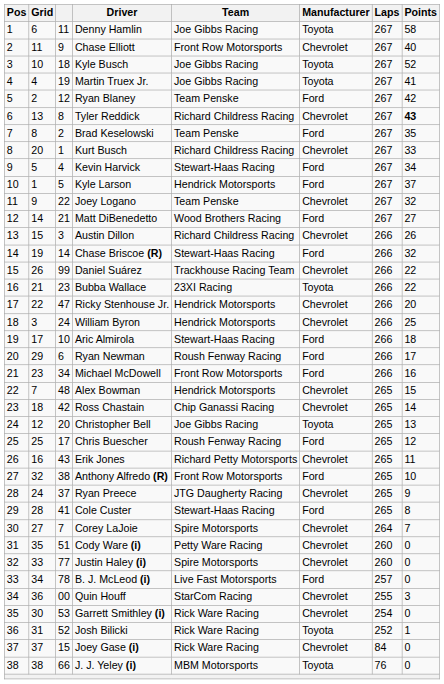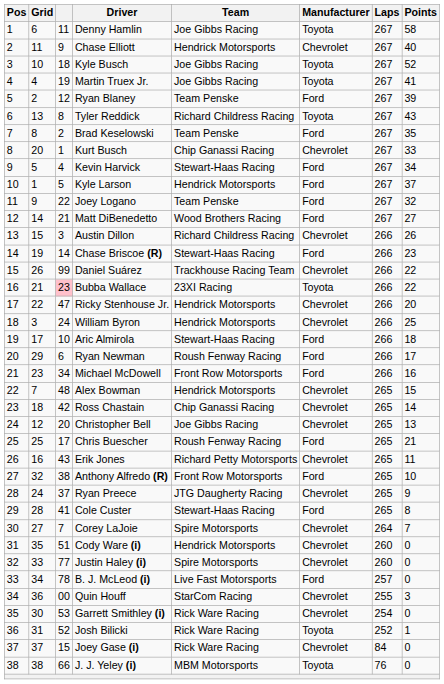(228, 47) Front Row Motorsports -> (225, 47) Hendrick Motorsports
(410, 98) 42 -> (410, 98) 39
(325, 115) Chevrolet -> (318, 115) Toyota
(410, 115) bold -> (410, 115) normal
(234, 150) Richard Childress Racing -> (224, 150) Chip Ganassi Racing
(325, 201) Chevrolet -> (313, 201) Ford
(410, 253) 32 -> (410, 253) 23
(64, 287) no background -> (64, 287) pink background
(318, 424) Toyota -> (325, 424) Chevrolet
(410, 442) 12 -> (410, 442) 21
(218, 545) Petty Ware Racing -> (225, 545) Hendrick Motorsports
